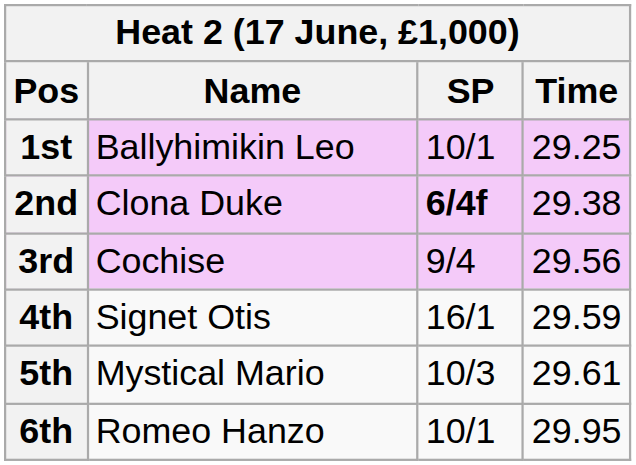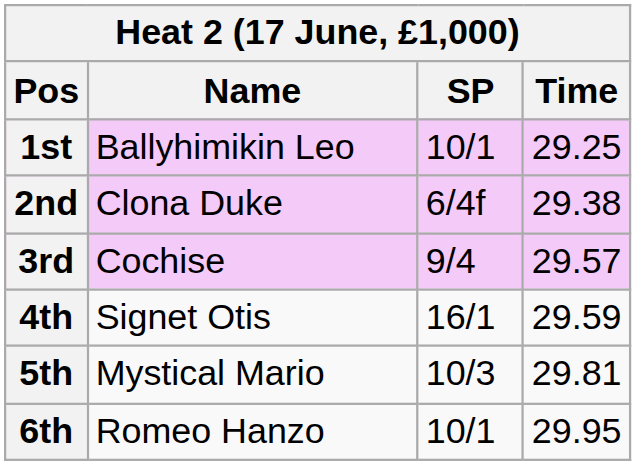(457, 203) bold -> (456, 203) normal
(577, 260) 29.56 -> (577, 260) 29.57
(577, 373) 29.61 -> (577, 373) 29.81
